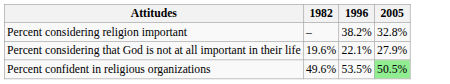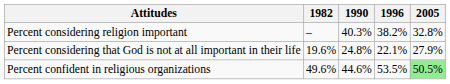+ column: (357, 13)
